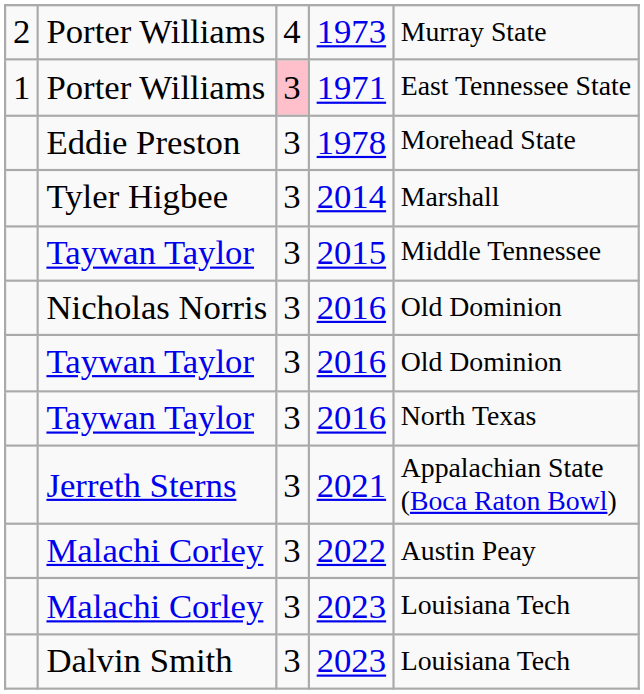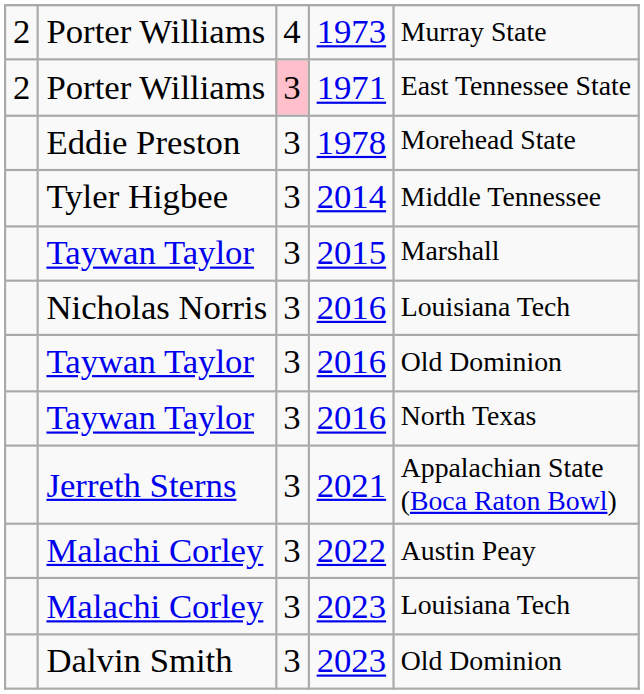(22, 87) 1 -> (22, 87) 2
(450, 197) Marshall -> (501, 197) Middle Tennessee
(501, 252) Middle Tennessee -> (450, 252) Marshall
(481, 307) Old Dominion -> (485, 307) Louisiana Tech
(485, 660) Louisiana Tech -> (481, 660) Old Dominion
